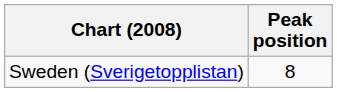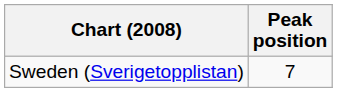(290, 71) 8 -> (290, 71) 7
